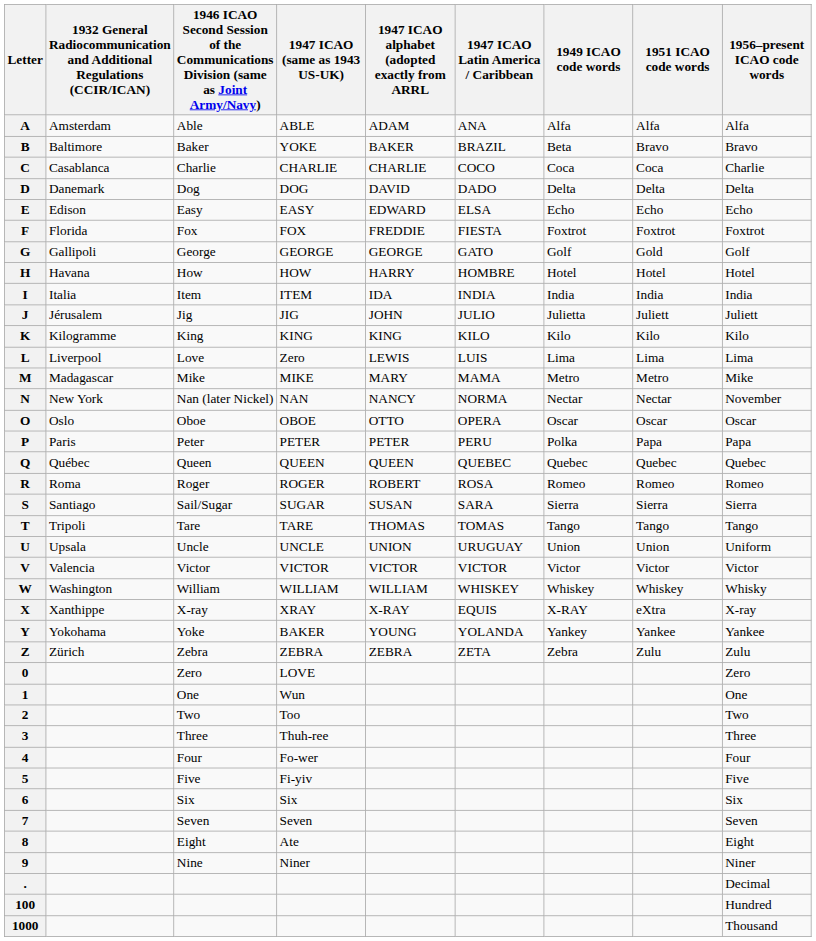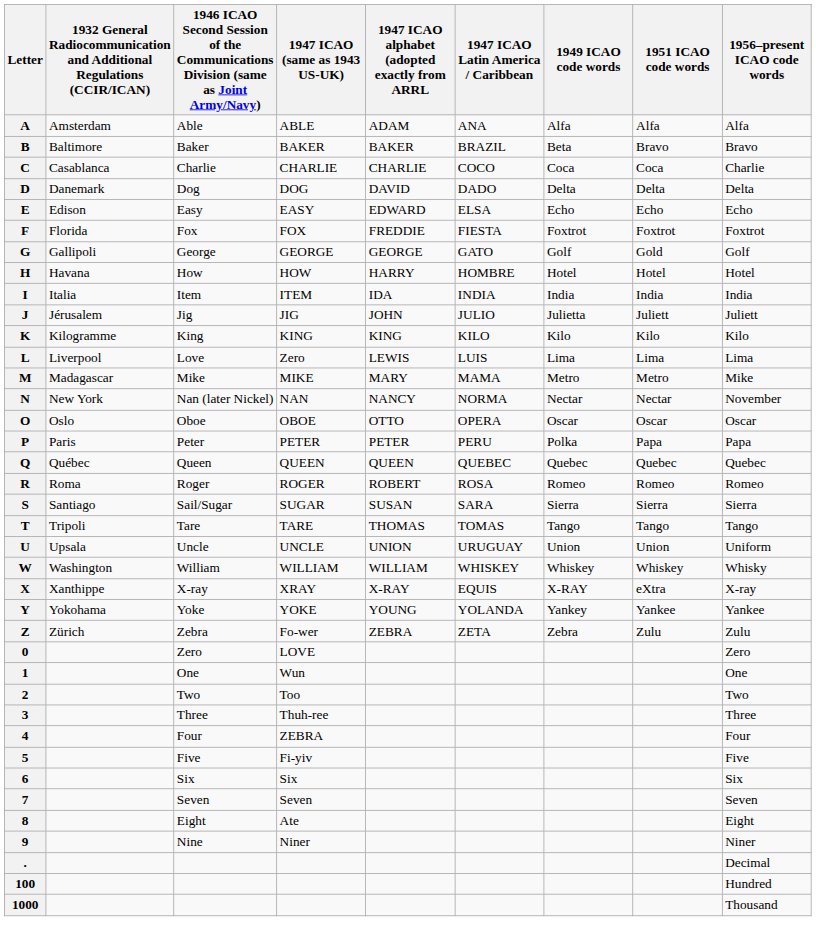(298, 146) YOKE -> (302, 146) BAKER
- row: (25, 568)
(302, 631) BAKER -> (298, 610) YOKE
(301, 652) ZEBRA -> (299, 631) Fo-wer
(299, 757) Fo-wer -> (301, 736) ZEBRA
